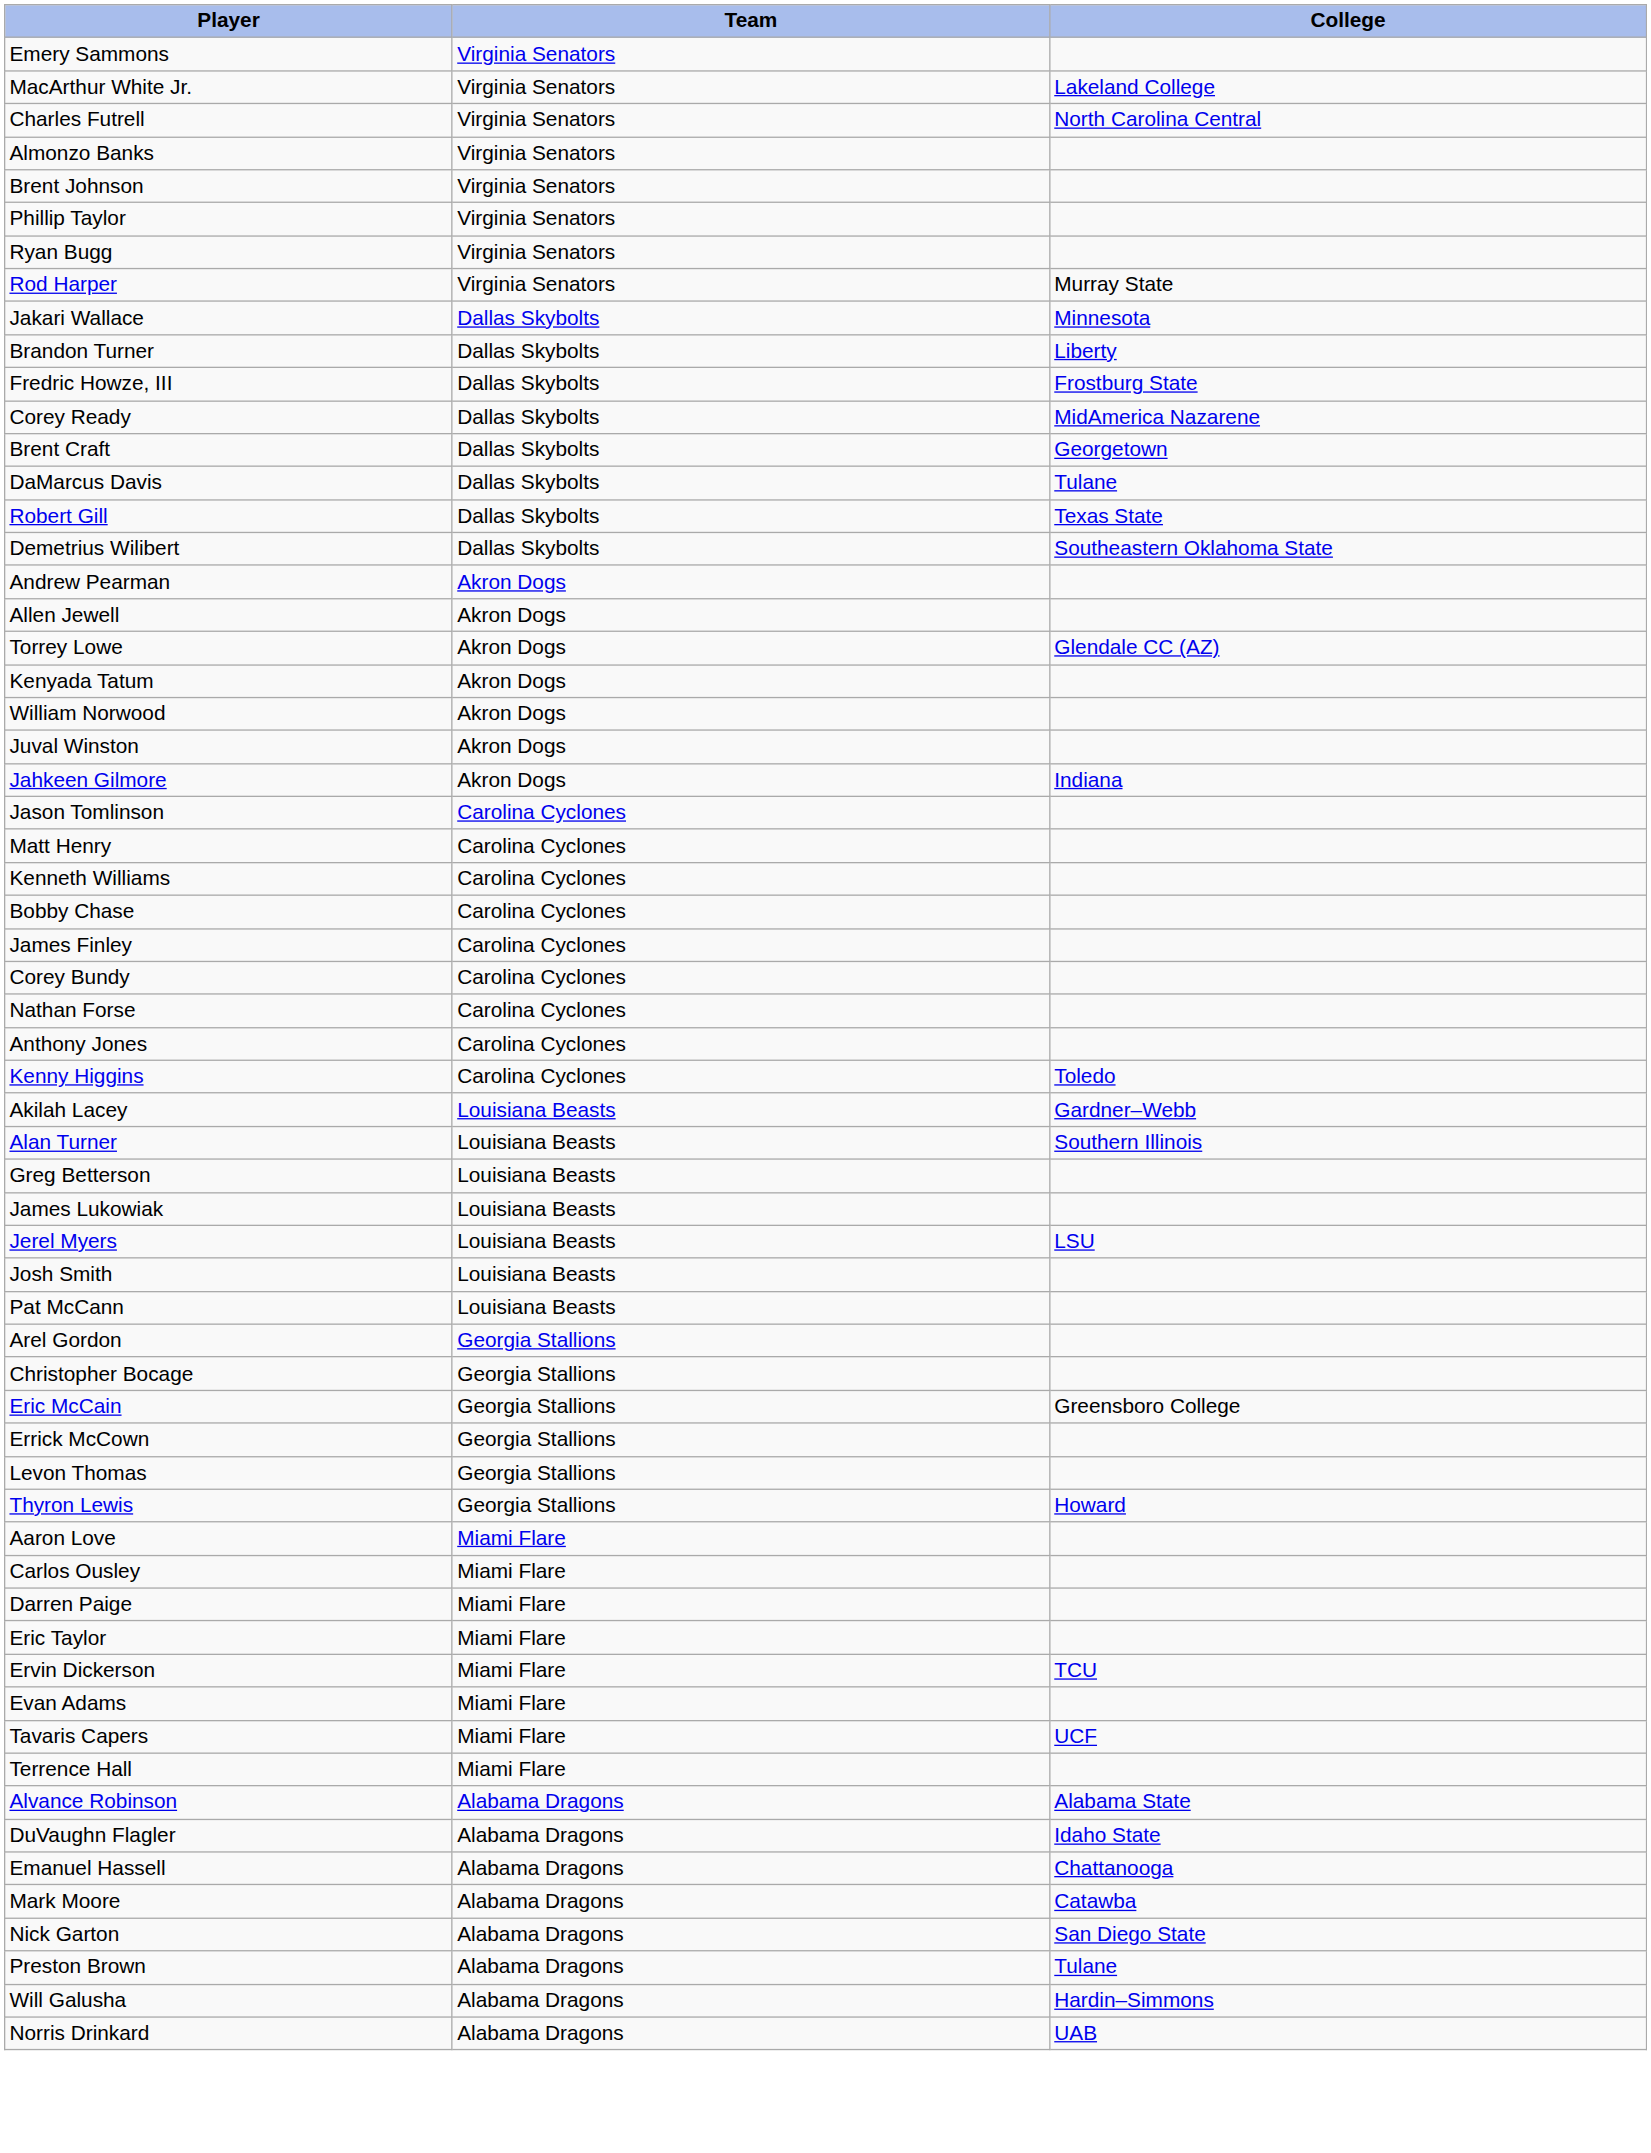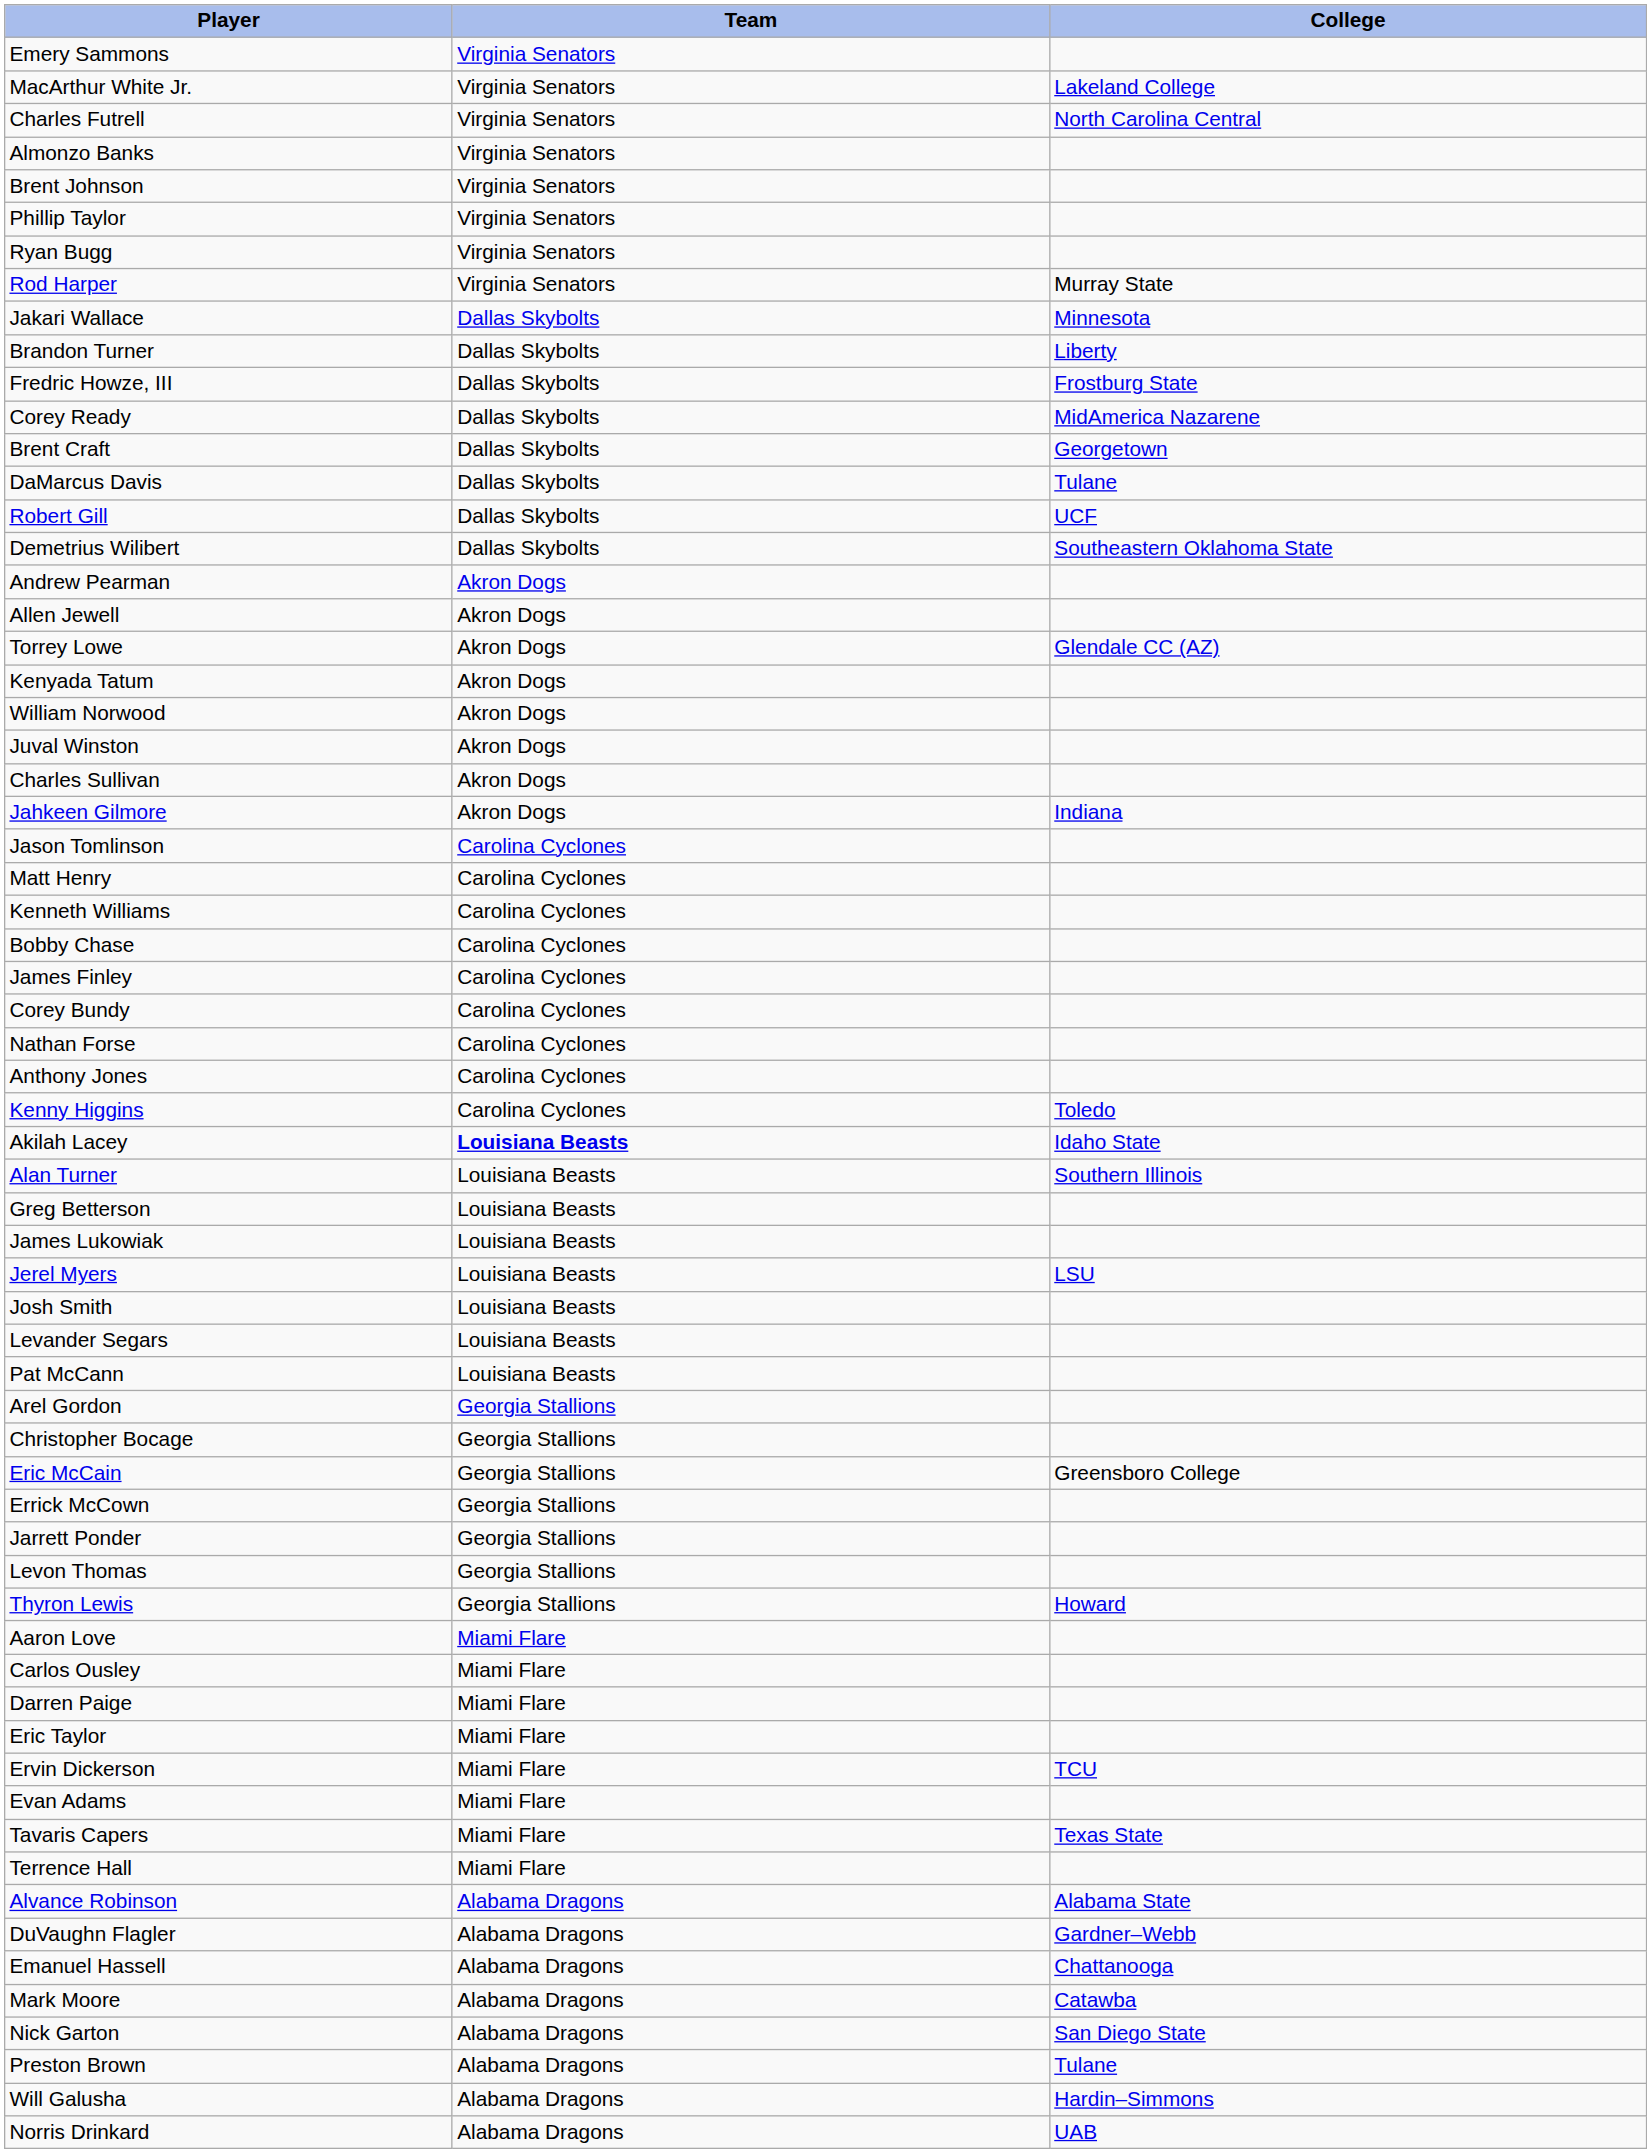(1109, 515) Texas State -> (1076, 515) UCF
+ row: (85, 779)
(536, 1109) normal -> (543, 1142) bold
(1125, 1109) Gardner–Webb -> (1107, 1142) Idaho State
+ row: (89, 1340)
+ row: (75, 1538)
(1076, 1736) UCF -> (1109, 1835) Texas State
(1107, 1835) Idaho State -> (1125, 1934) Gardner–Webb
